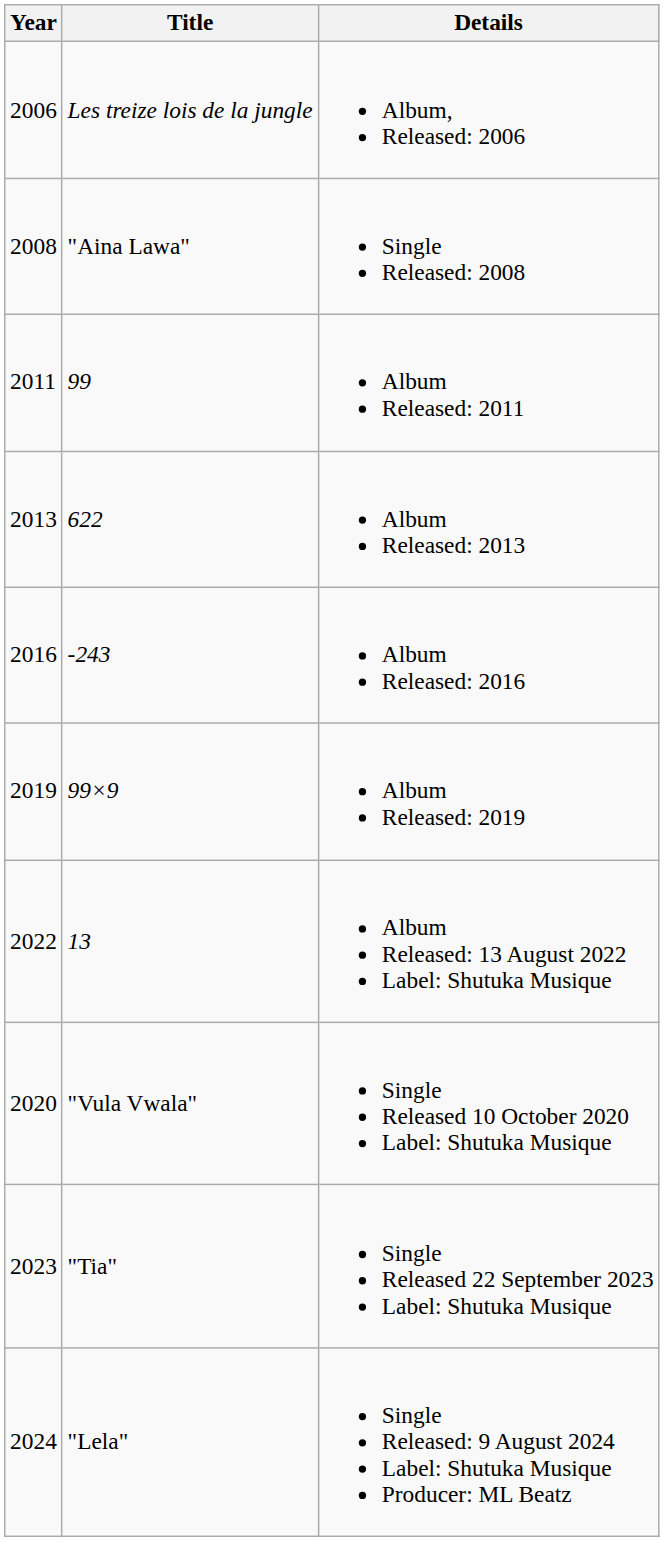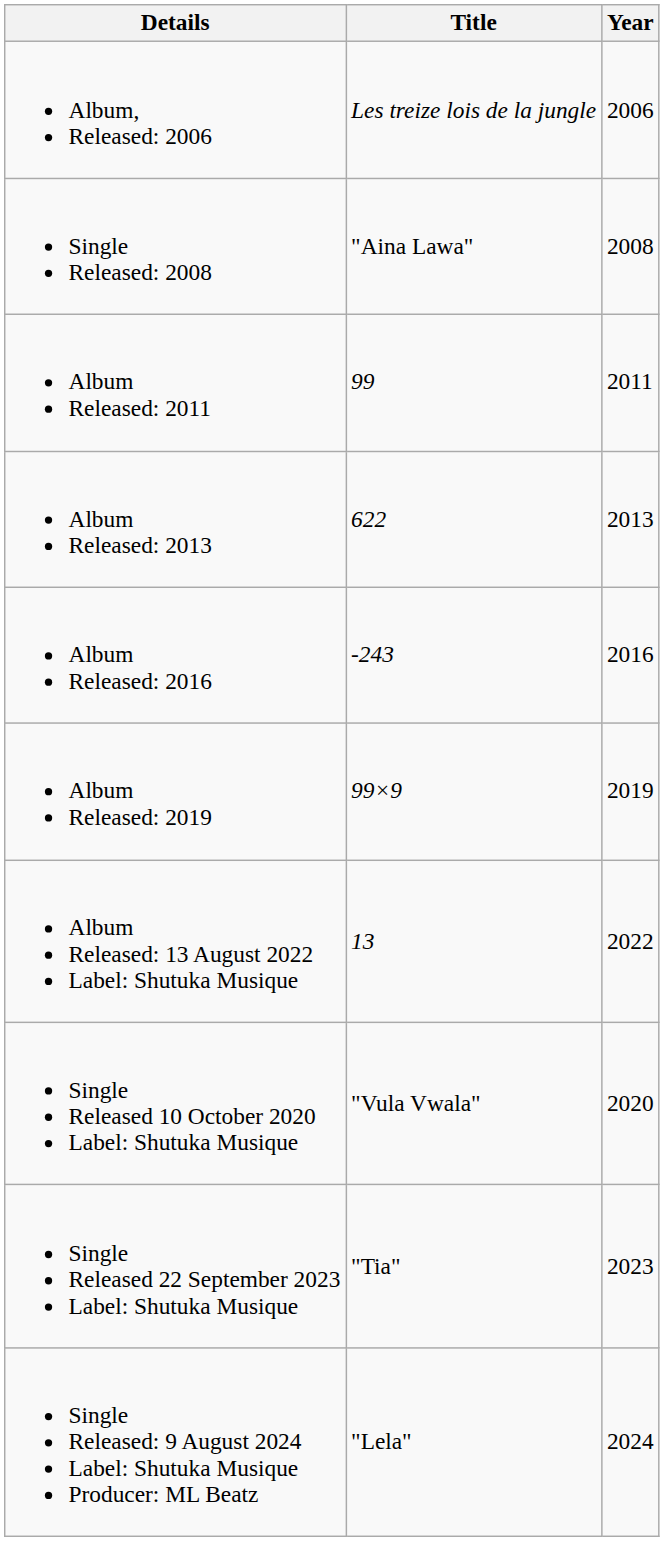columns swapped: (33, 23) <-> (489, 23)
